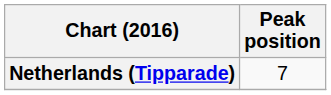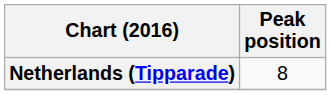(282, 73) 7 -> (282, 73) 8
